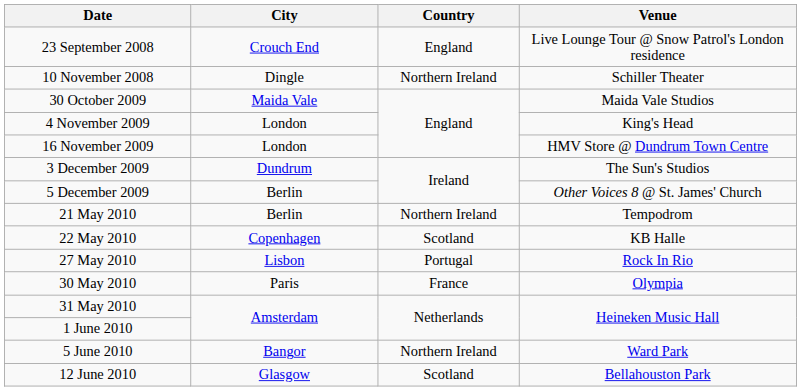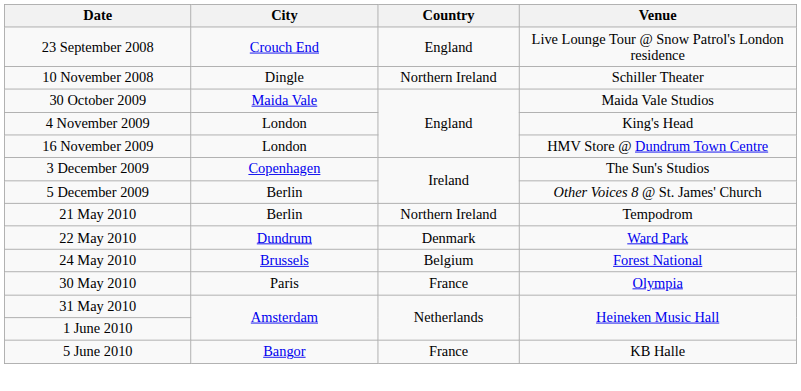(284, 169) Dundrum -> (284, 169) Copenhagen
(284, 237) Copenhagen -> (284, 237) Dundrum
(449, 237) Scotland -> (449, 237) Denmark
(658, 237) KB Halle -> (658, 237) Ward Park
+ row: (98, 260)
- row: (98, 260)
(449, 351) Northern Ireland -> (449, 351) France
(658, 351) Ward Park -> (658, 351) KB Halle
- row: (98, 374)
